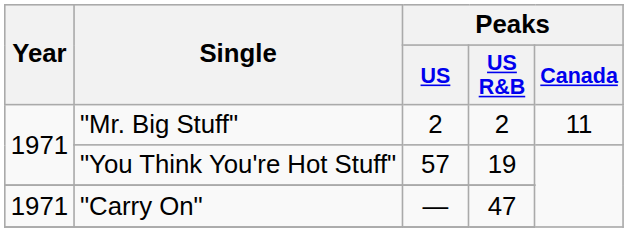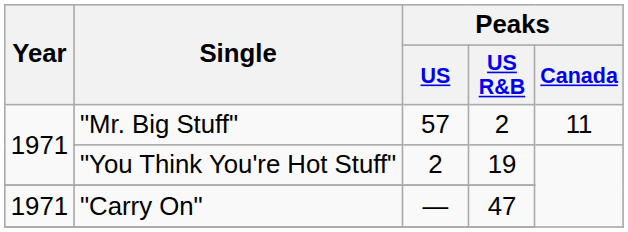(435, 124) 2 -> (435, 124) 57
(435, 165) 57 -> (435, 165) 2
